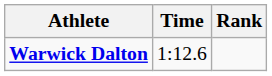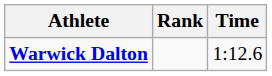columns swapped: (182, 21) <-> (239, 21)
